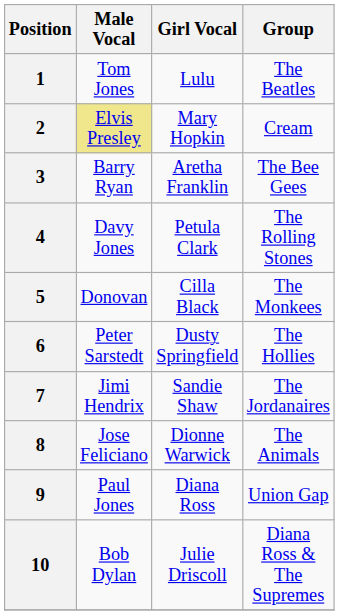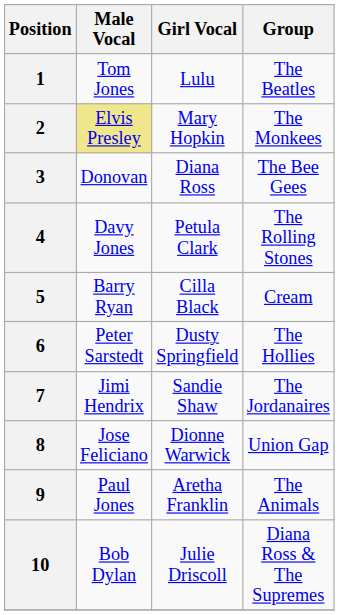(288, 128) Cream -> (288, 128) The Monkees
(114, 177) Barry Ryan -> (114, 177) Donovan
(197, 177) Aretha Franklin -> (197, 177) Diana Ross
(114, 296) Donovan -> (114, 296) Barry Ryan
(288, 296) The Monkees -> (288, 296) Cream
(288, 445) The Animals -> (288, 445) Union Gap
(197, 494) Diana Ross -> (197, 494) Aretha Franklin
(288, 494) Union Gap -> (288, 494) The Animals
